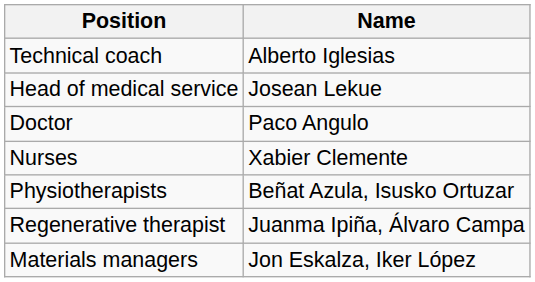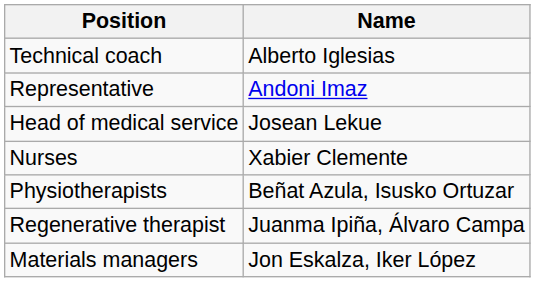+ row: (82, 89)
- row: (41, 123)
